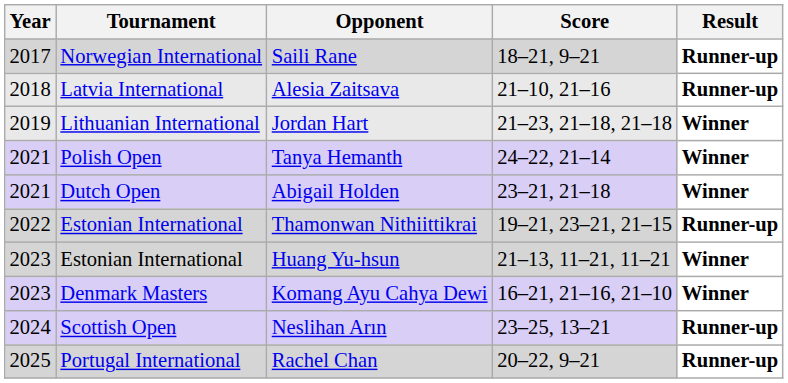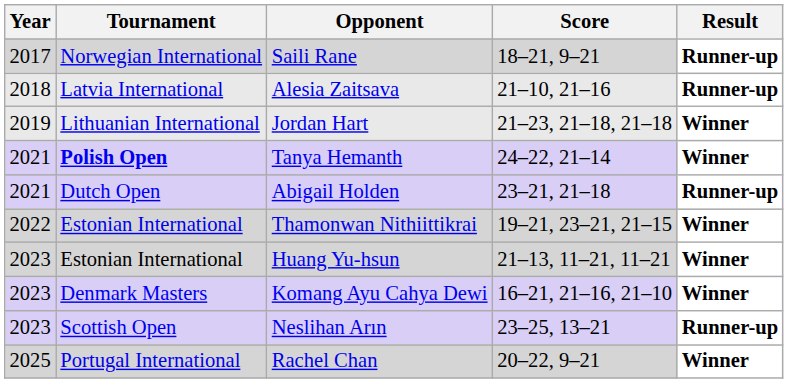(111, 157) normal -> (114, 157) bold
(715, 191) Winner -> (730, 191) Runner-up
(730, 225) Runner-up -> (715, 225) Winner
(30, 327) 2024 -> (30, 327) 2023
(730, 361) Runner-up -> (715, 361) Winner
